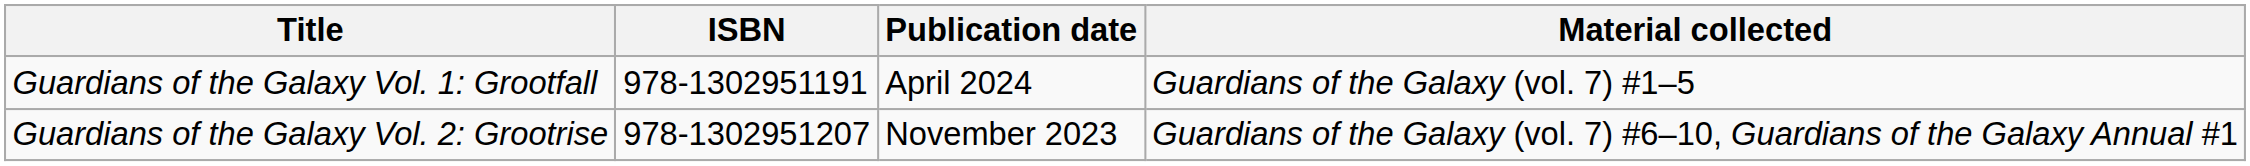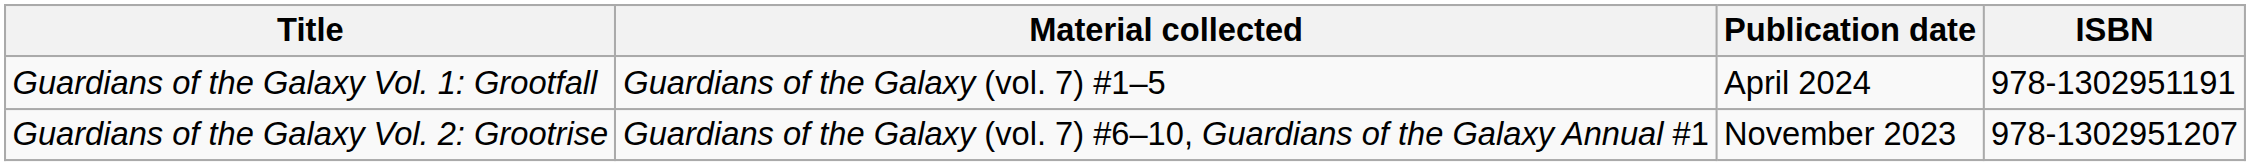columns swapped: (1695, 30) <-> (747, 30)
